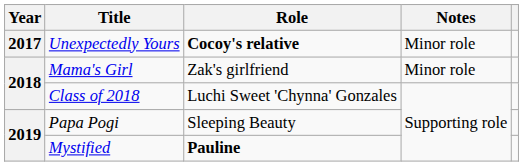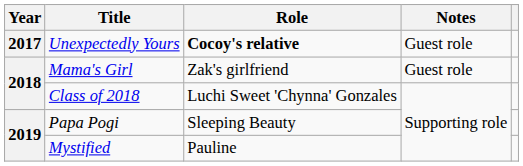(440, 43) Minor role -> (439, 43) Guest role
(440, 69) Minor role -> (439, 69) Guest role
(214, 148) bold -> (212, 148) normal
